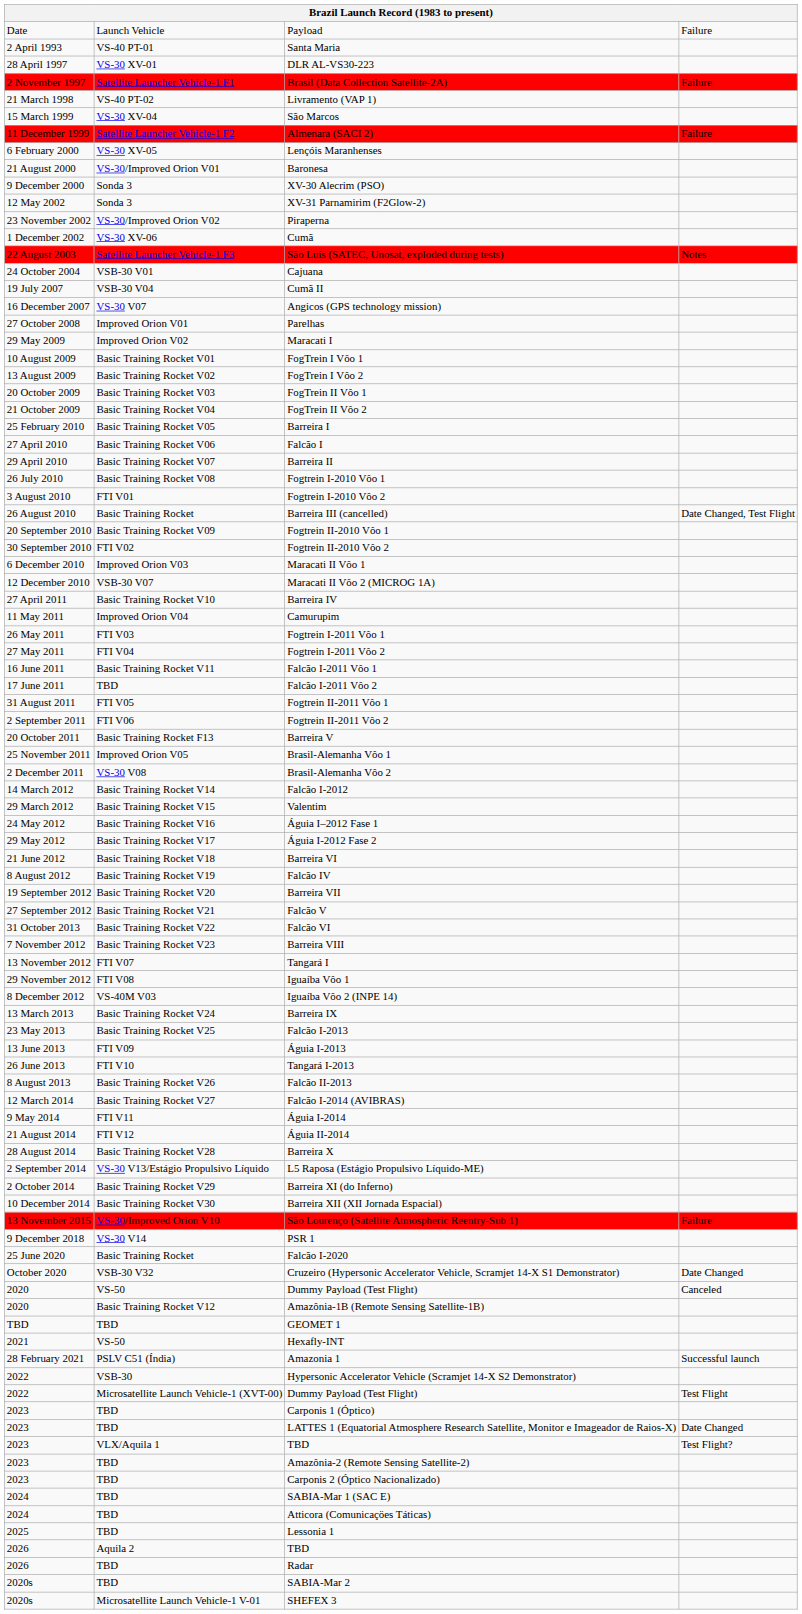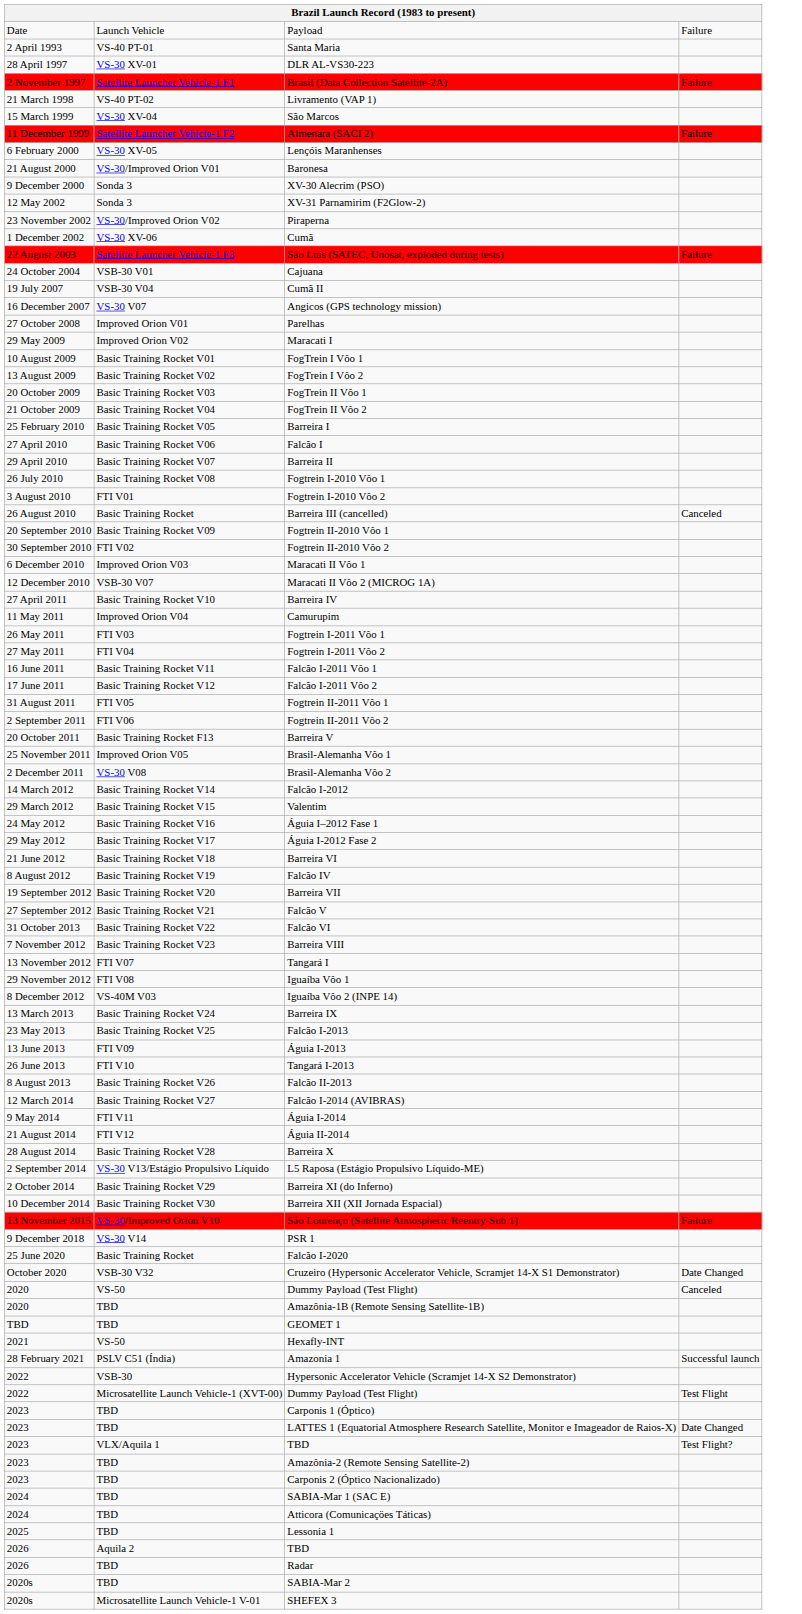(694, 254) Notes -> (697, 254) Failure
(738, 513) Date Changed, Test Flight -> (701, 513) Canceled
(107, 686) TBD -> (156, 686) Basic Training Rocket V12
(156, 1307) Basic Training Rocket V12 -> (107, 1307) TBD
